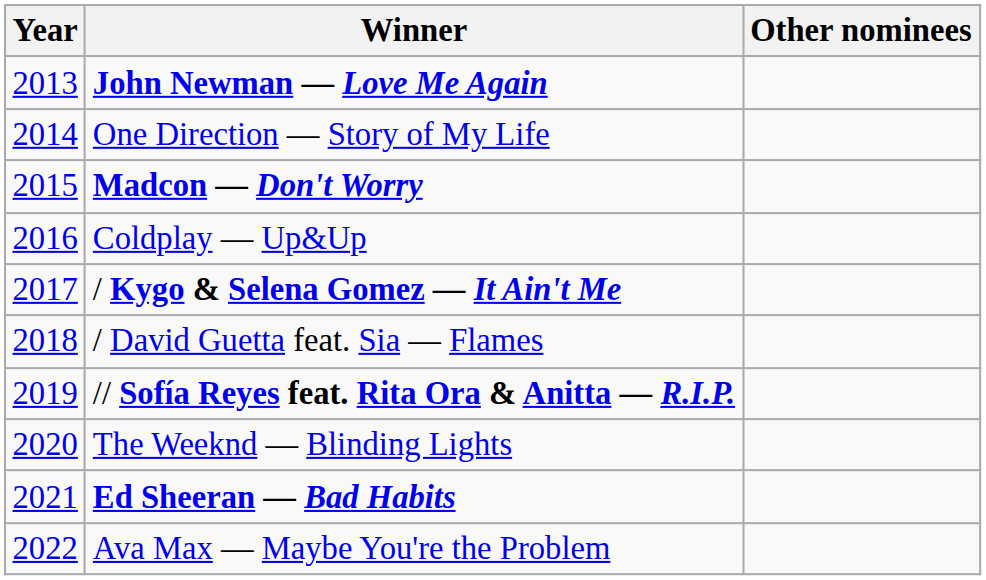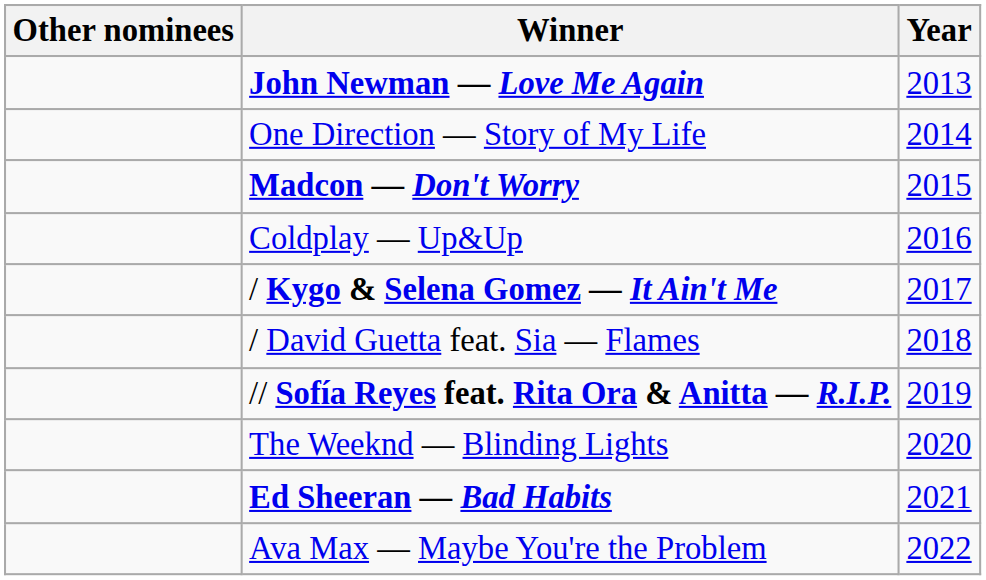columns swapped: (45, 30) <-> (861, 30)
